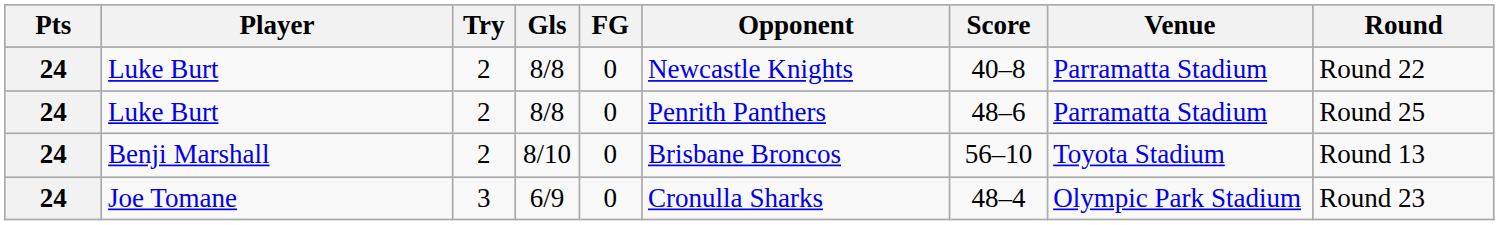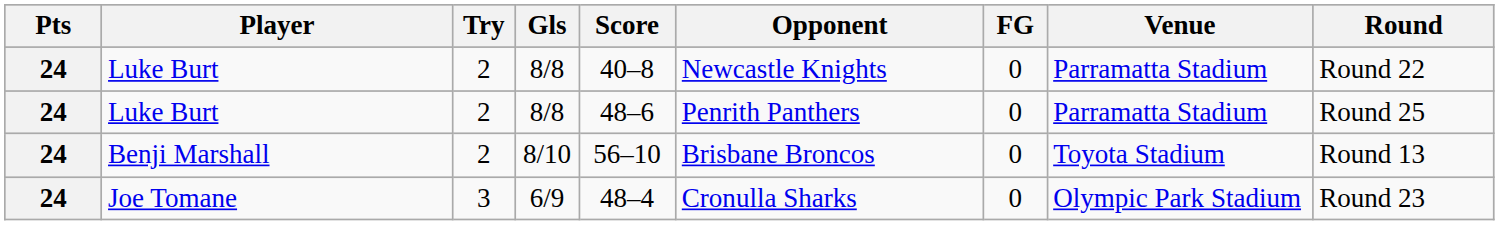columns swapped: (610, 25) <-> (998, 25)
